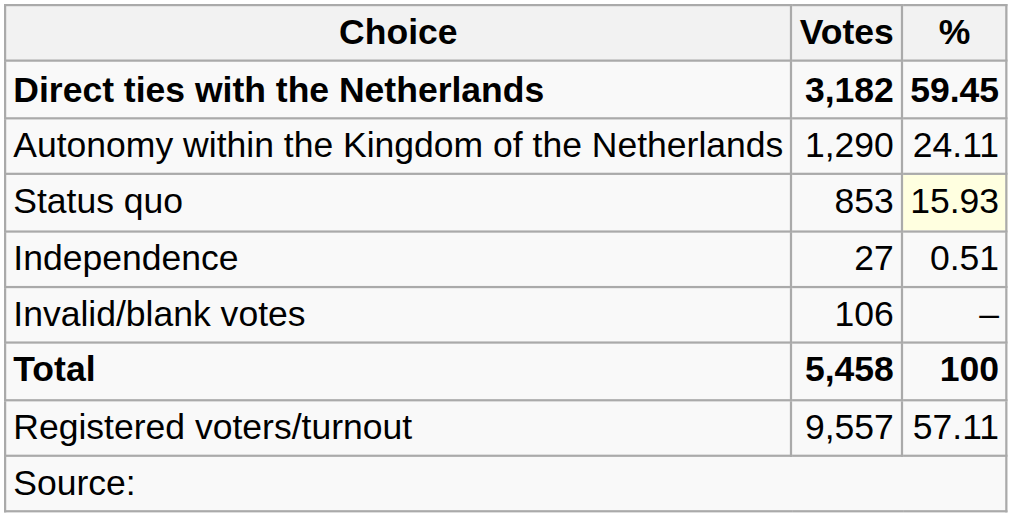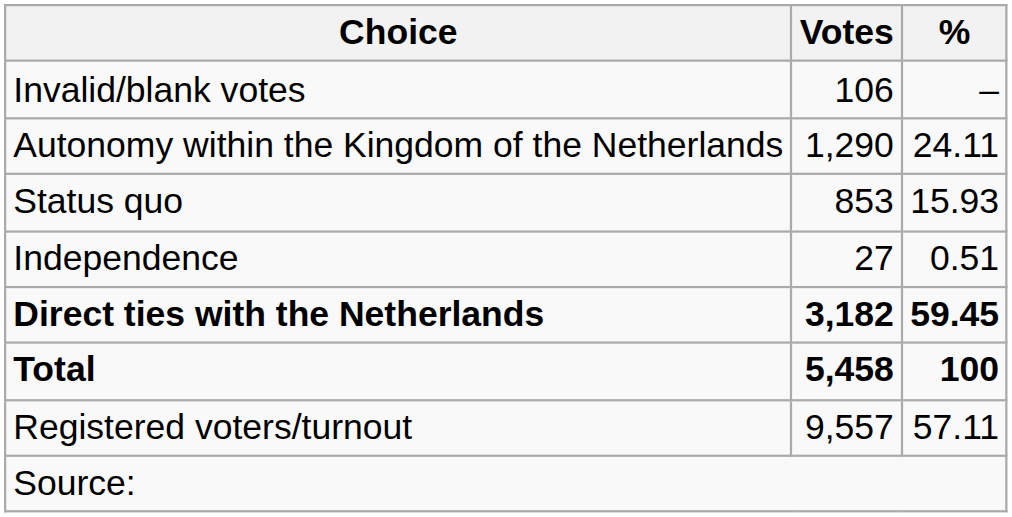rows swapped: (279, 88) <-> (159, 314)
(955, 201) lightyellow background -> (955, 201) no background
